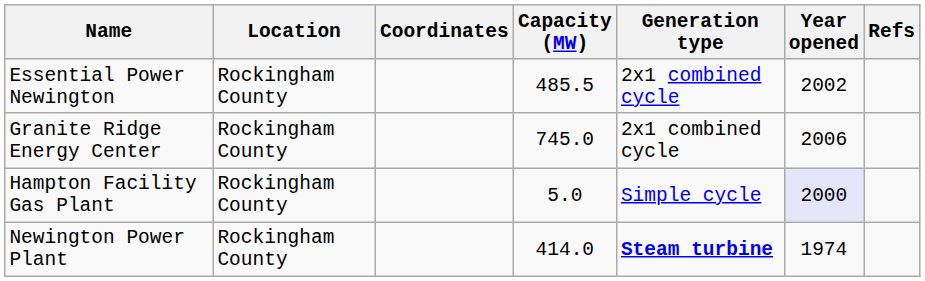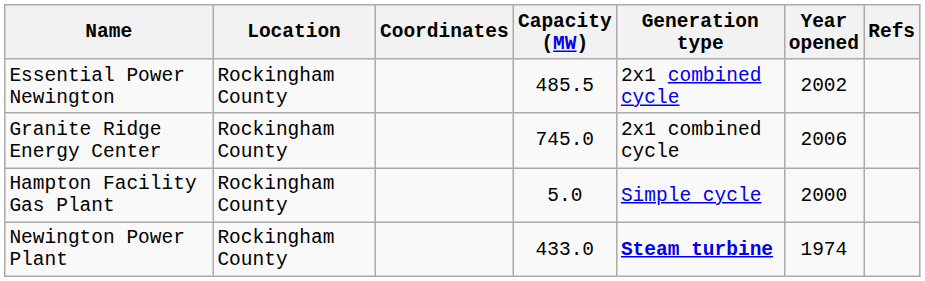(824, 195) lavender background -> (824, 195) no background
(565, 249) 414.0 -> (565, 249) 433.0
